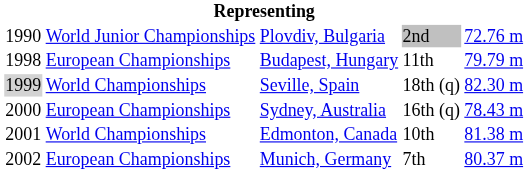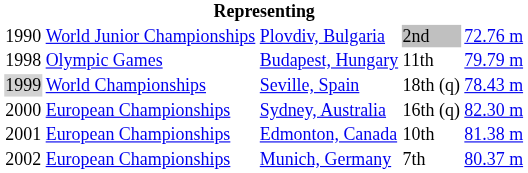(138, 60) European Championships -> (104, 60) Olympic Games
(494, 85) 82.30 m -> (494, 85) 78.43 m
(494, 109) 78.43 m -> (494, 109) 82.30 m
(126, 134) World Championships -> (138, 134) European Championships
